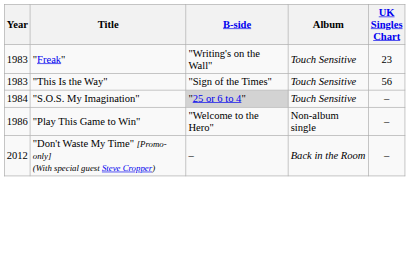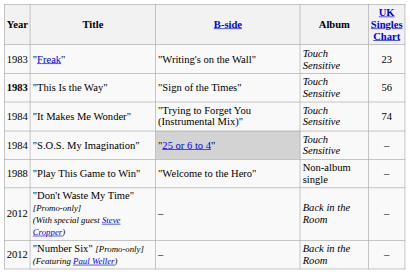(17, 82) normal -> (17, 87) bold
+ row: (82, 116)
(17, 121) 1986 -> (17, 173) 1988
+ row: (88, 254)
